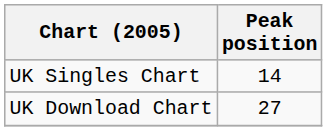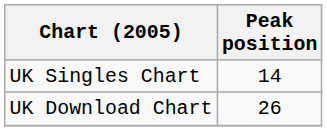(270, 109) 27 -> (270, 109) 26
